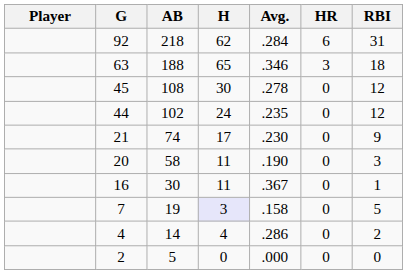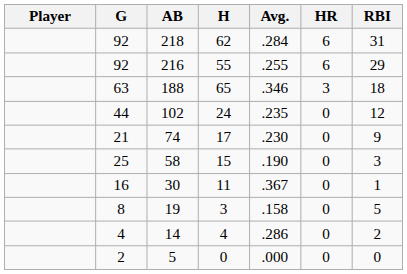+ row: (172, 64)
- row: (172, 88)
(121, 161) 20 -> (121, 161) 25
(224, 161) 11 -> (224, 161) 15
(121, 209) 7 -> (121, 209) 8
(224, 209) lavender background -> (224, 209) no background
